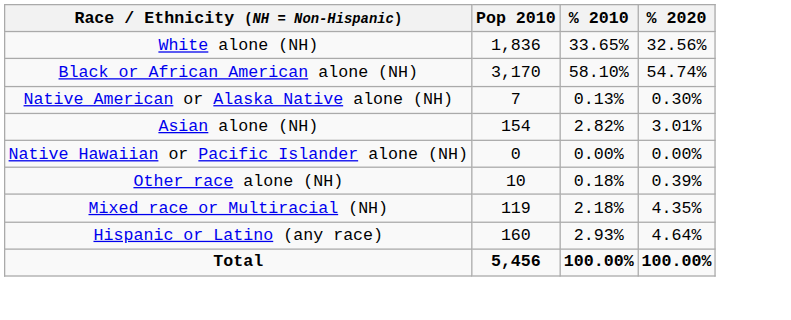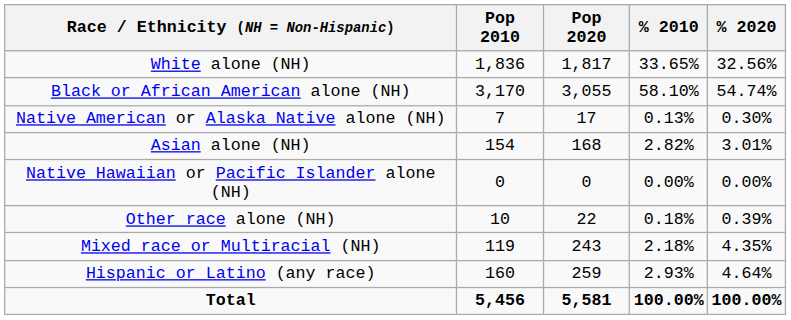+ column: (586, 28)
